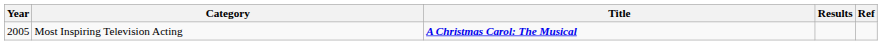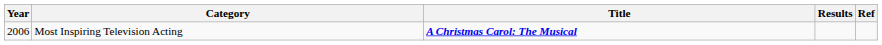(18, 31) 2005 -> (18, 31) 2006
